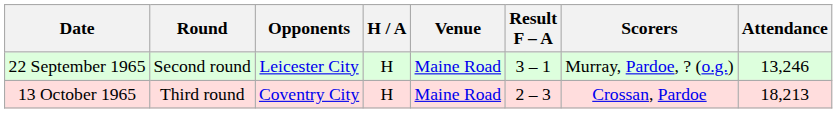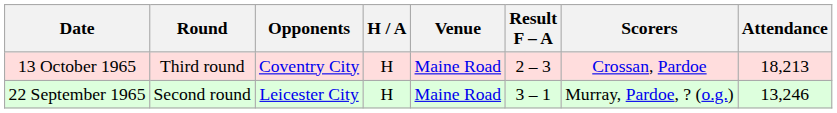rows swapped: (77, 66) <-> (77, 94)
